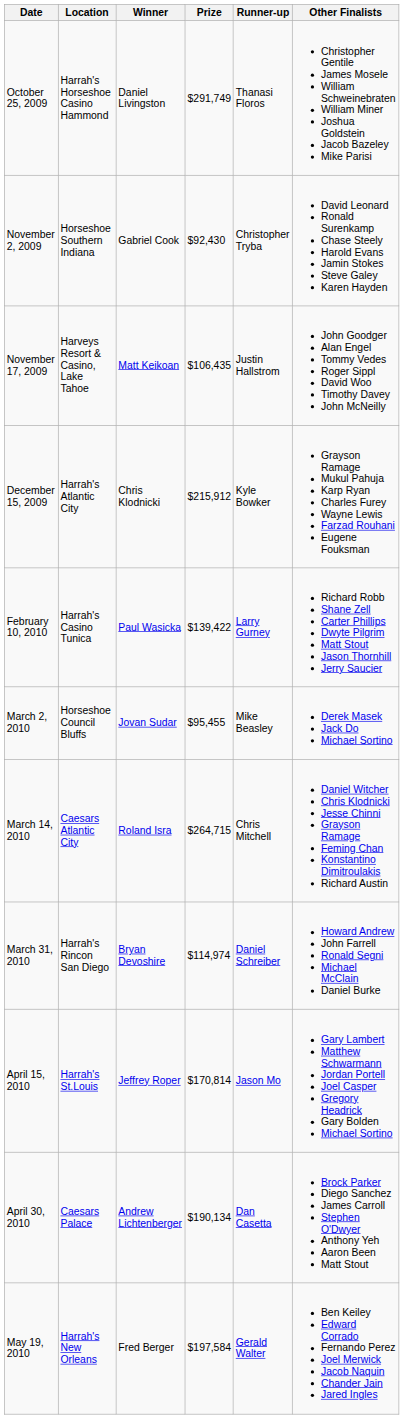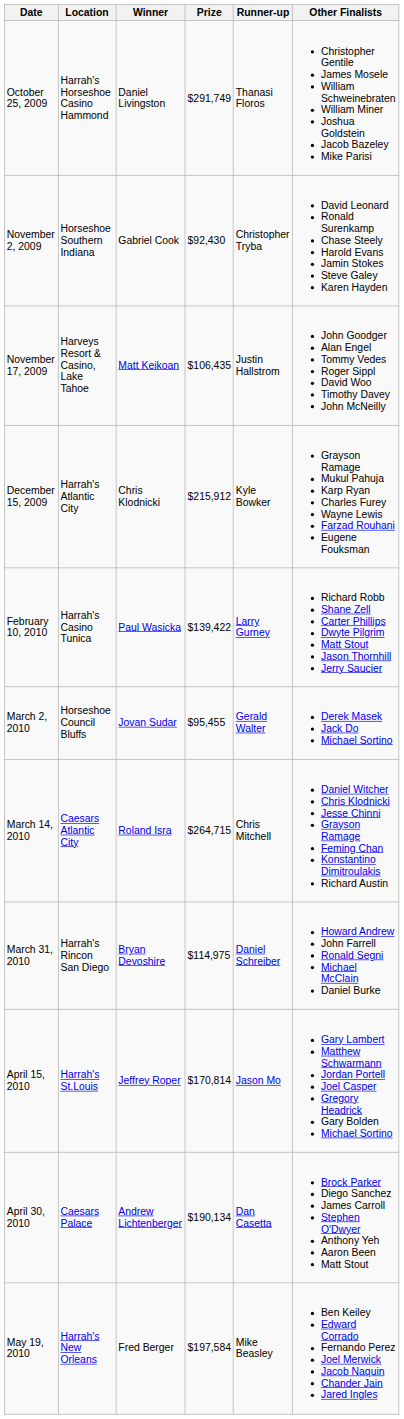(254, 723) Mike Beasley -> (251, 723) Gerald Walter
(209, 955) $114,974 -> (209, 955) $114,975
(251, 1348) Gerald Walter -> (254, 1348) Mike Beasley
